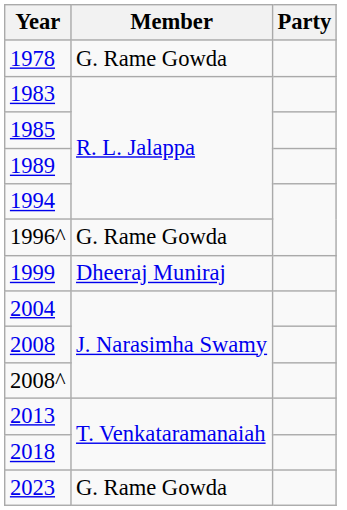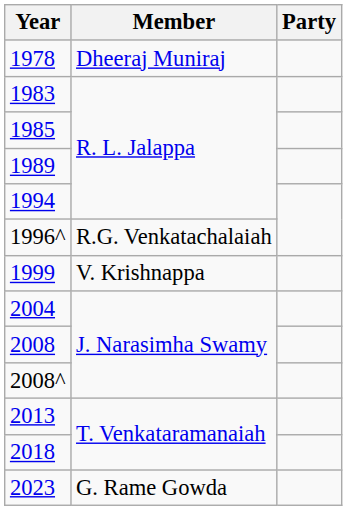(152, 58) G. Rame Gowda -> (151, 58) Dheeraj Muniraj
(152, 237) G. Rame Gowda -> (174, 237) R.G. Venkatachalaiah
(151, 272) Dheeraj Muniraj -> (140, 272) V. Krishnappa
